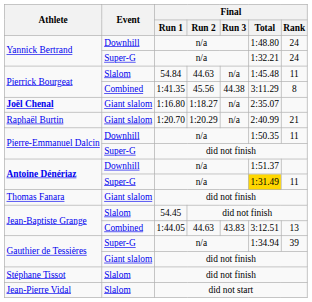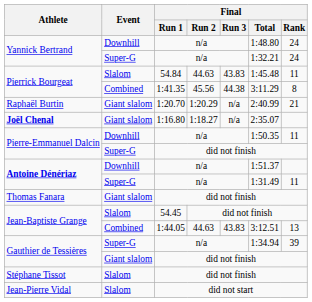(234, 74) n/a -> (234, 74) 43.83
rows swapped: (35, 120) <-> (30, 105)
(265, 182) gold background -> (265, 182) no background
